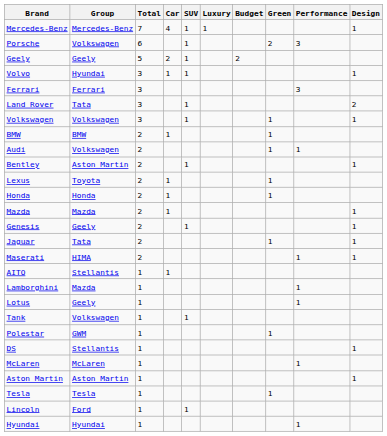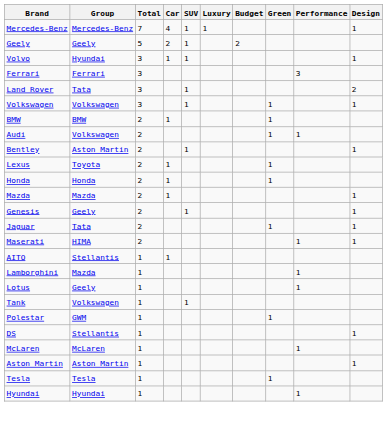- row: (23, 43)
- row: (23, 409)
